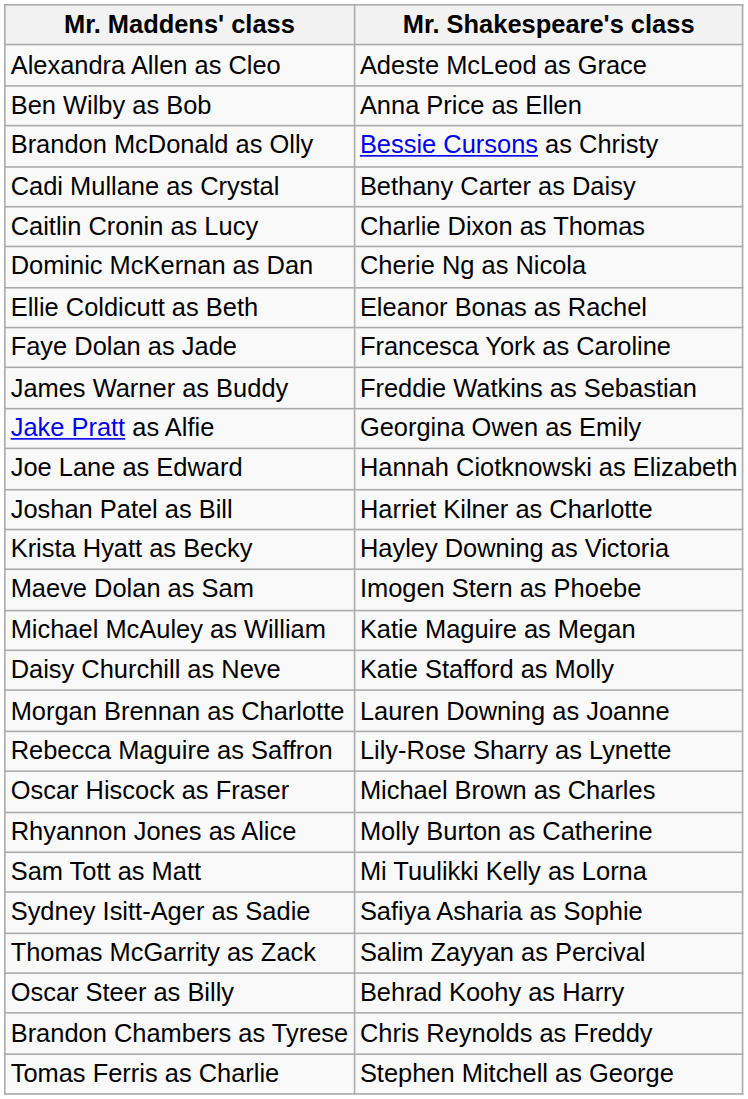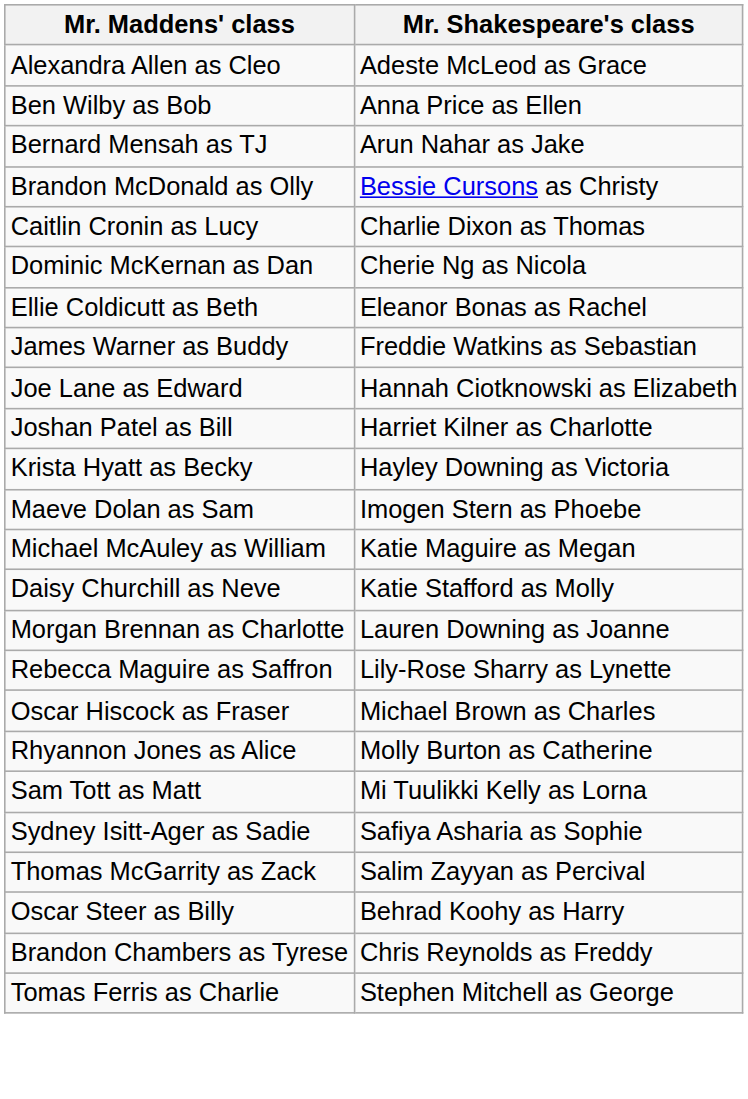+ row: (139, 145)
- row: (145, 186)
- row: (124, 347)
- row: (112, 428)
